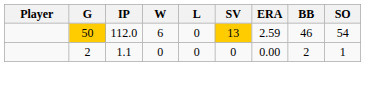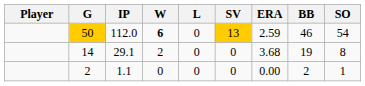(160, 33) normal -> (160, 33) bold
+ row: (87, 52)
